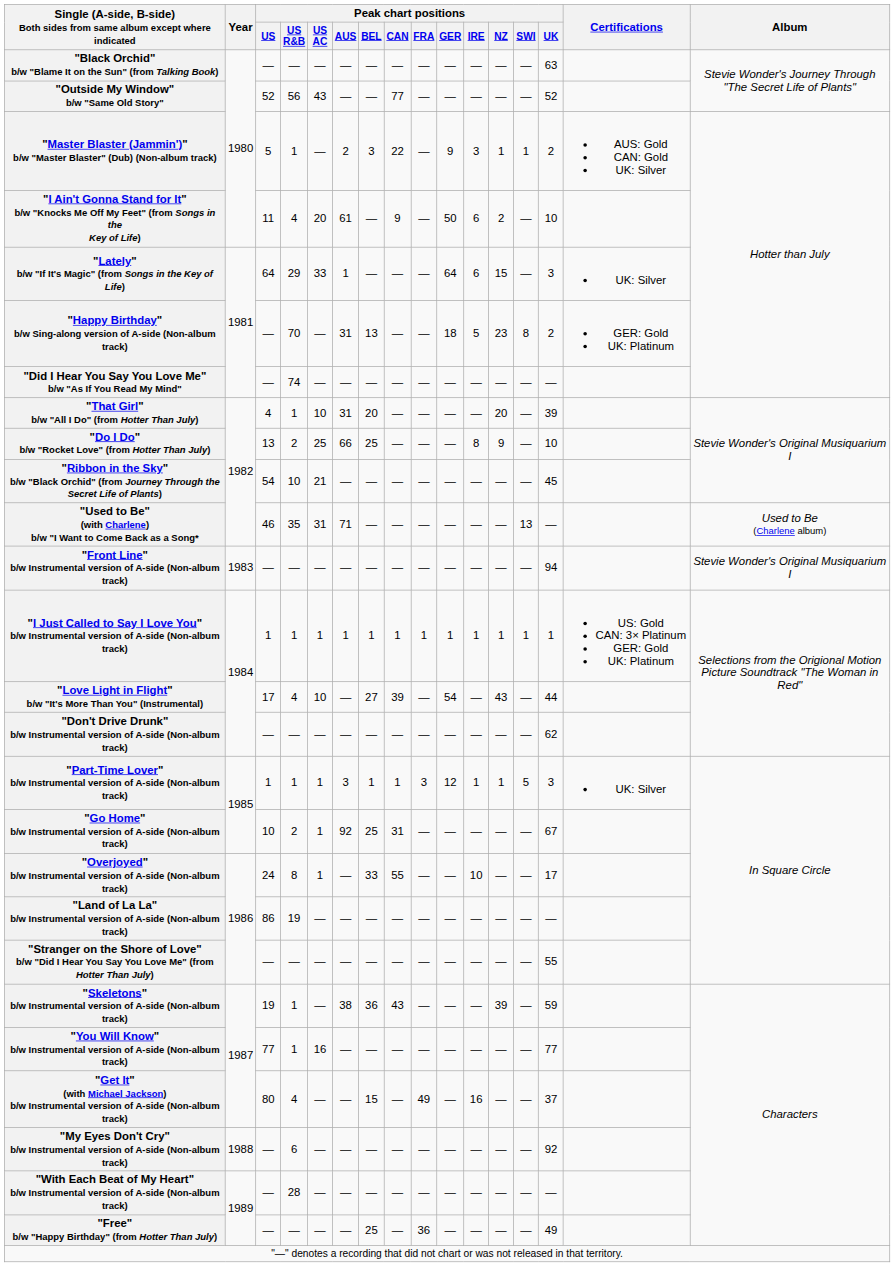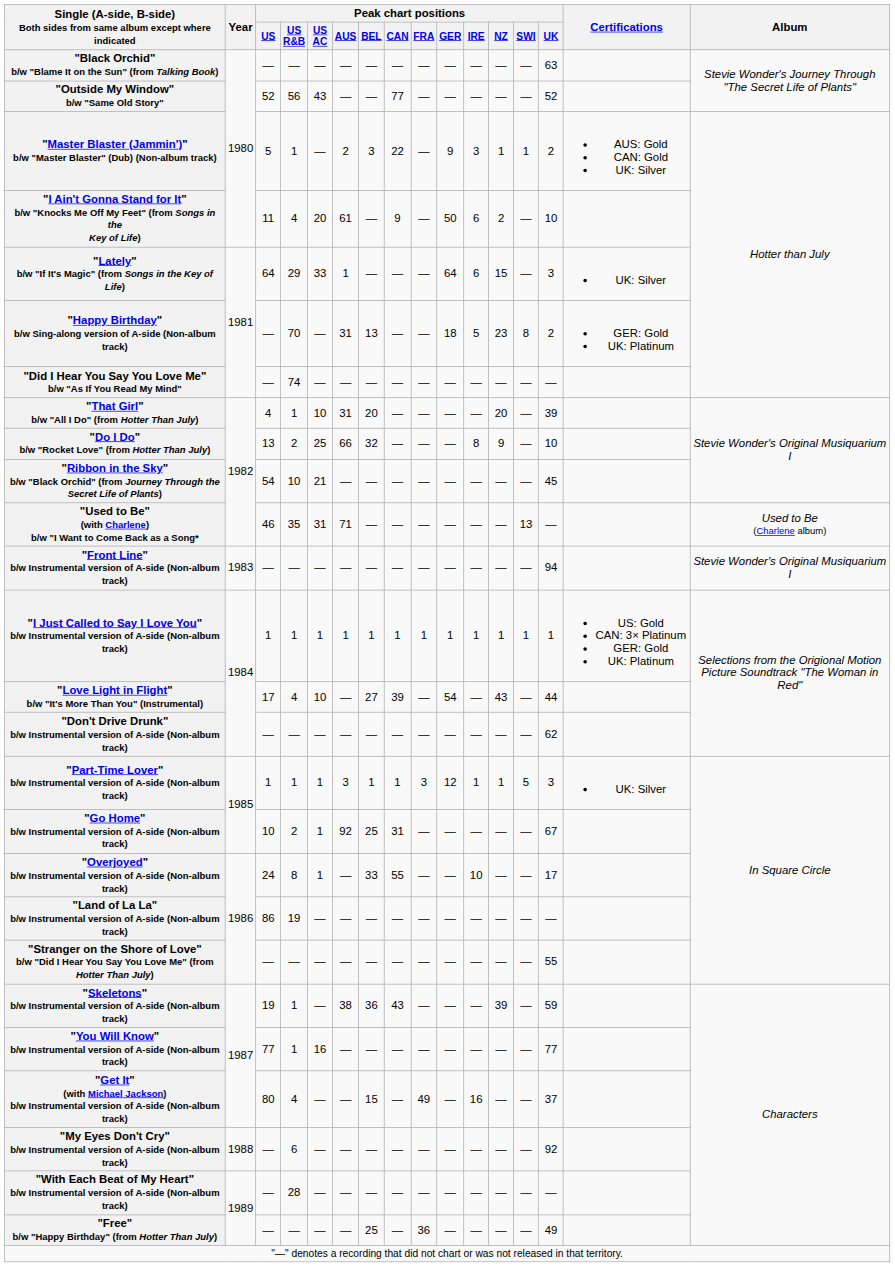(371, 443) 25 -> (371, 443) 32
